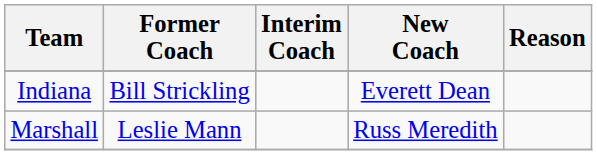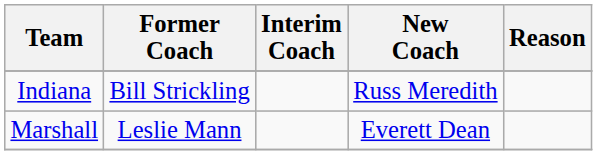(425, 90) Everett Dean -> (425, 90) Russ Meredith
(425, 129) Russ Meredith -> (425, 129) Everett Dean
